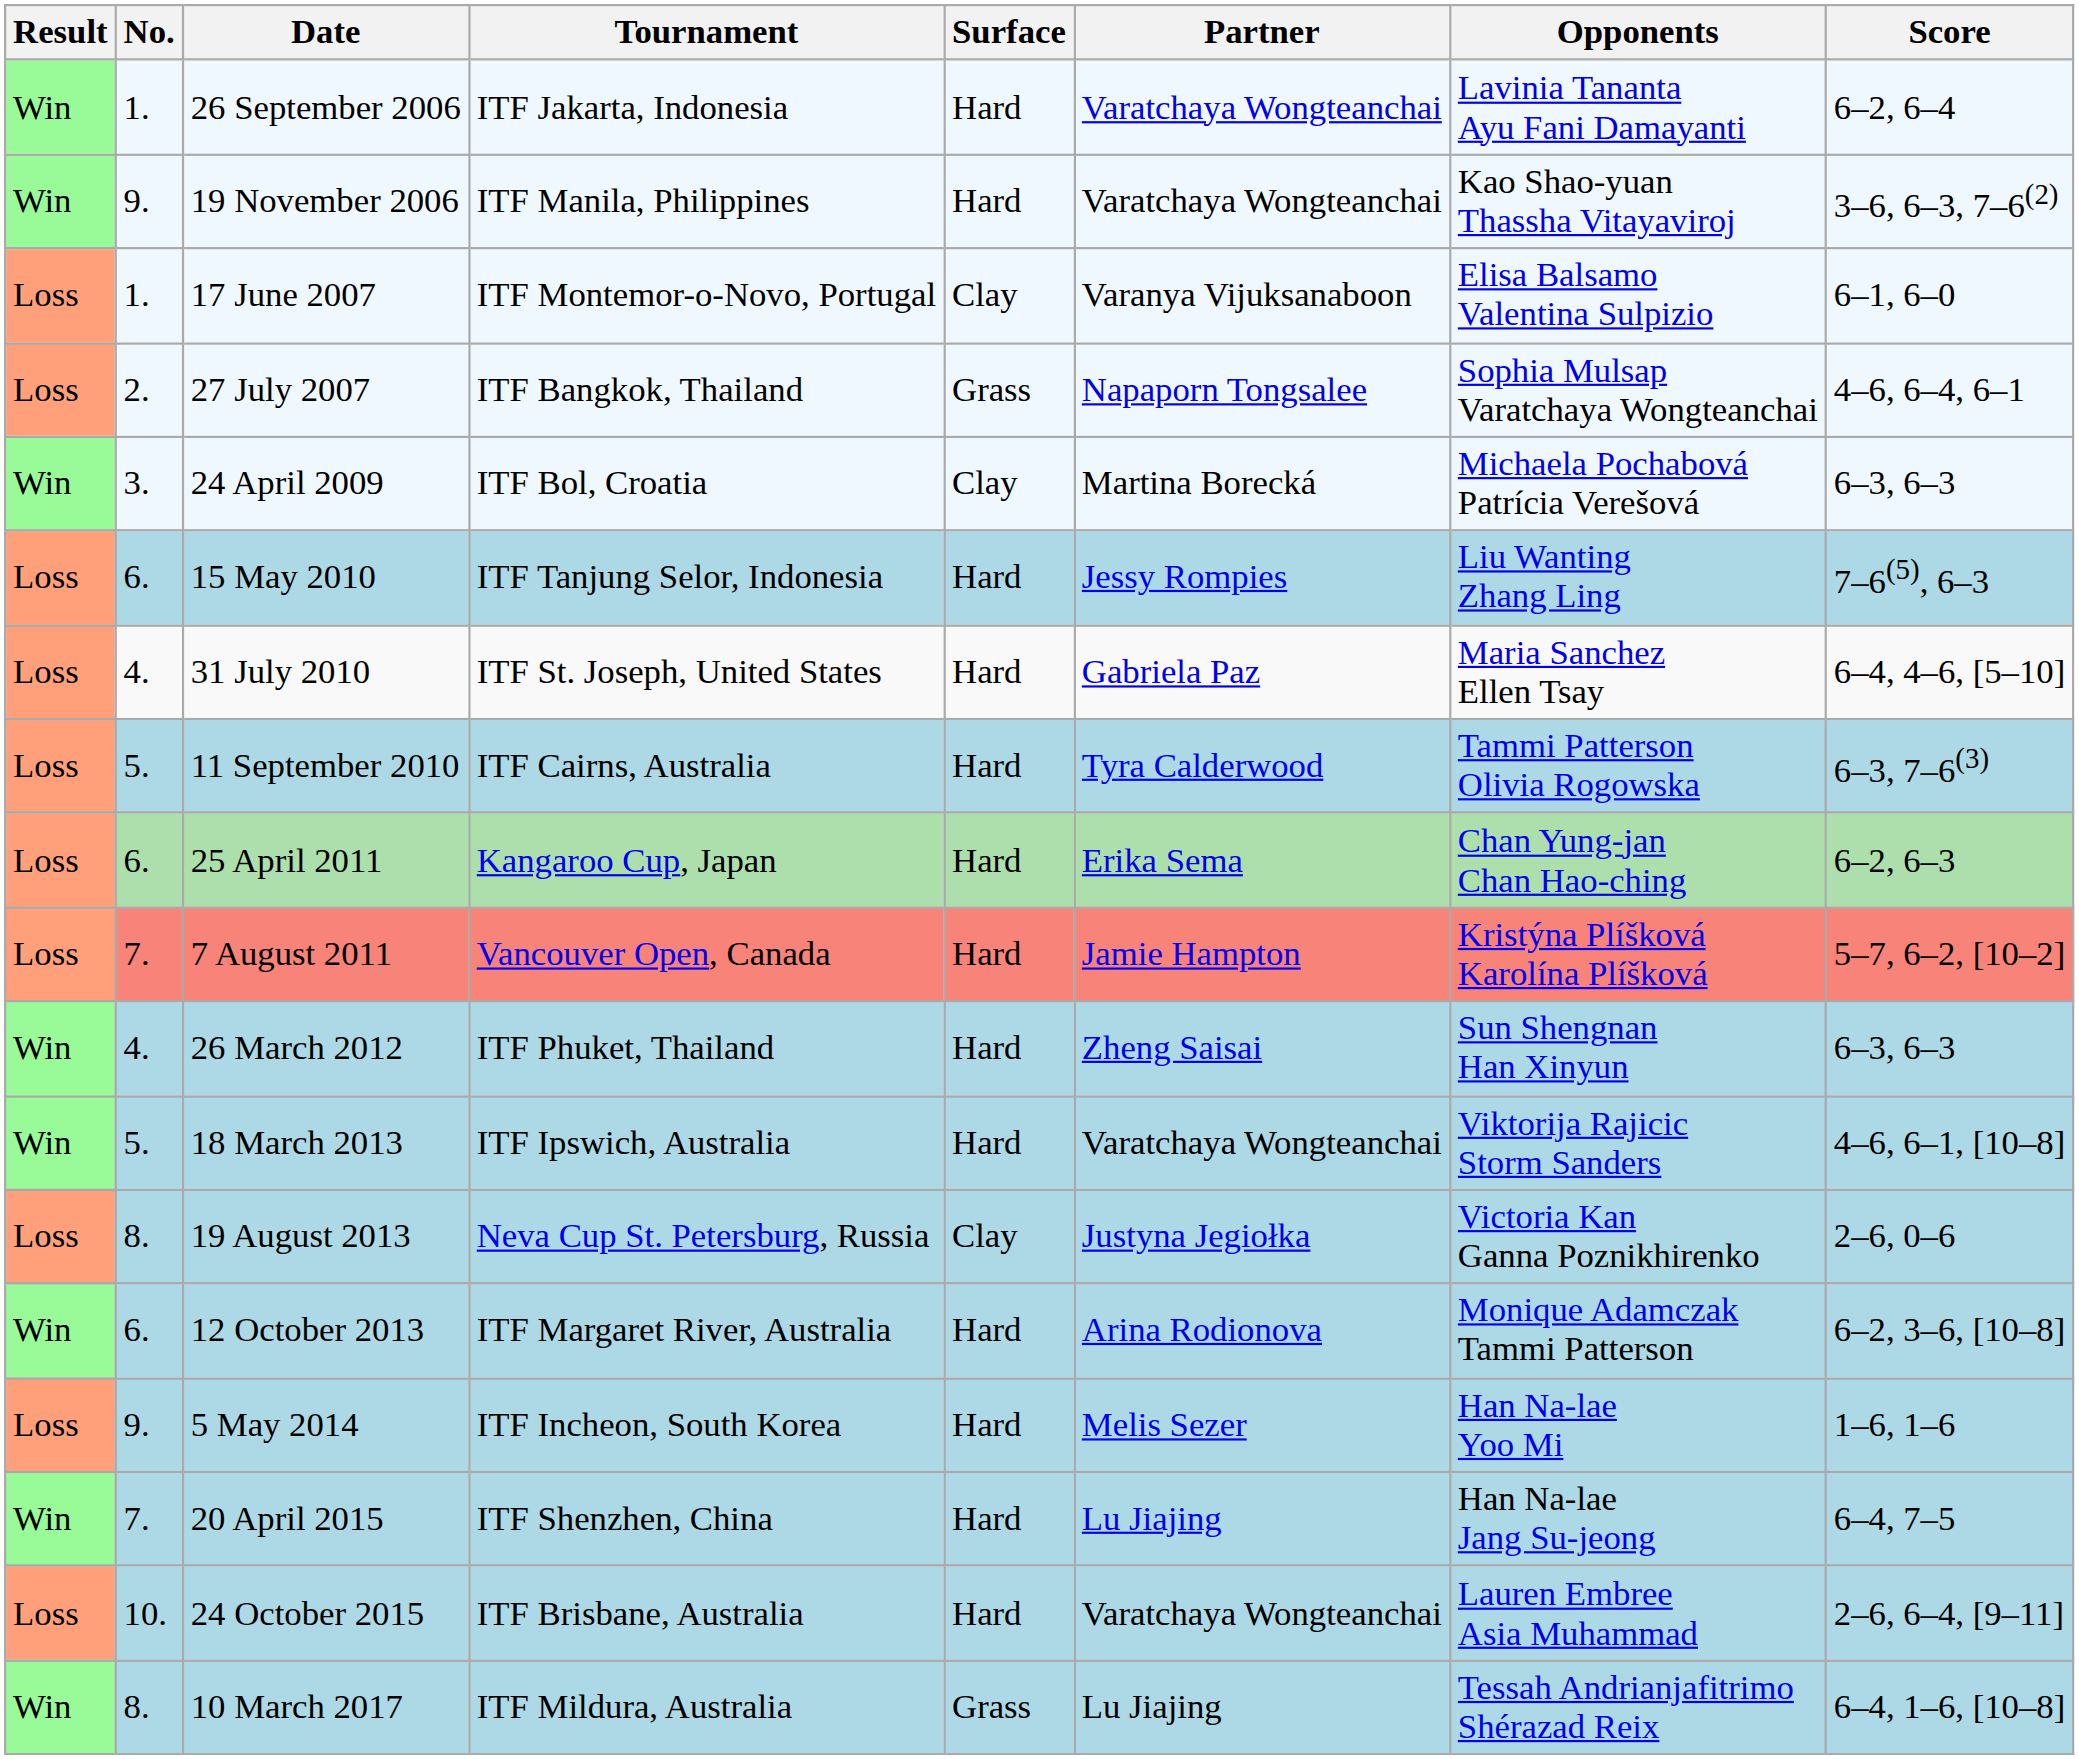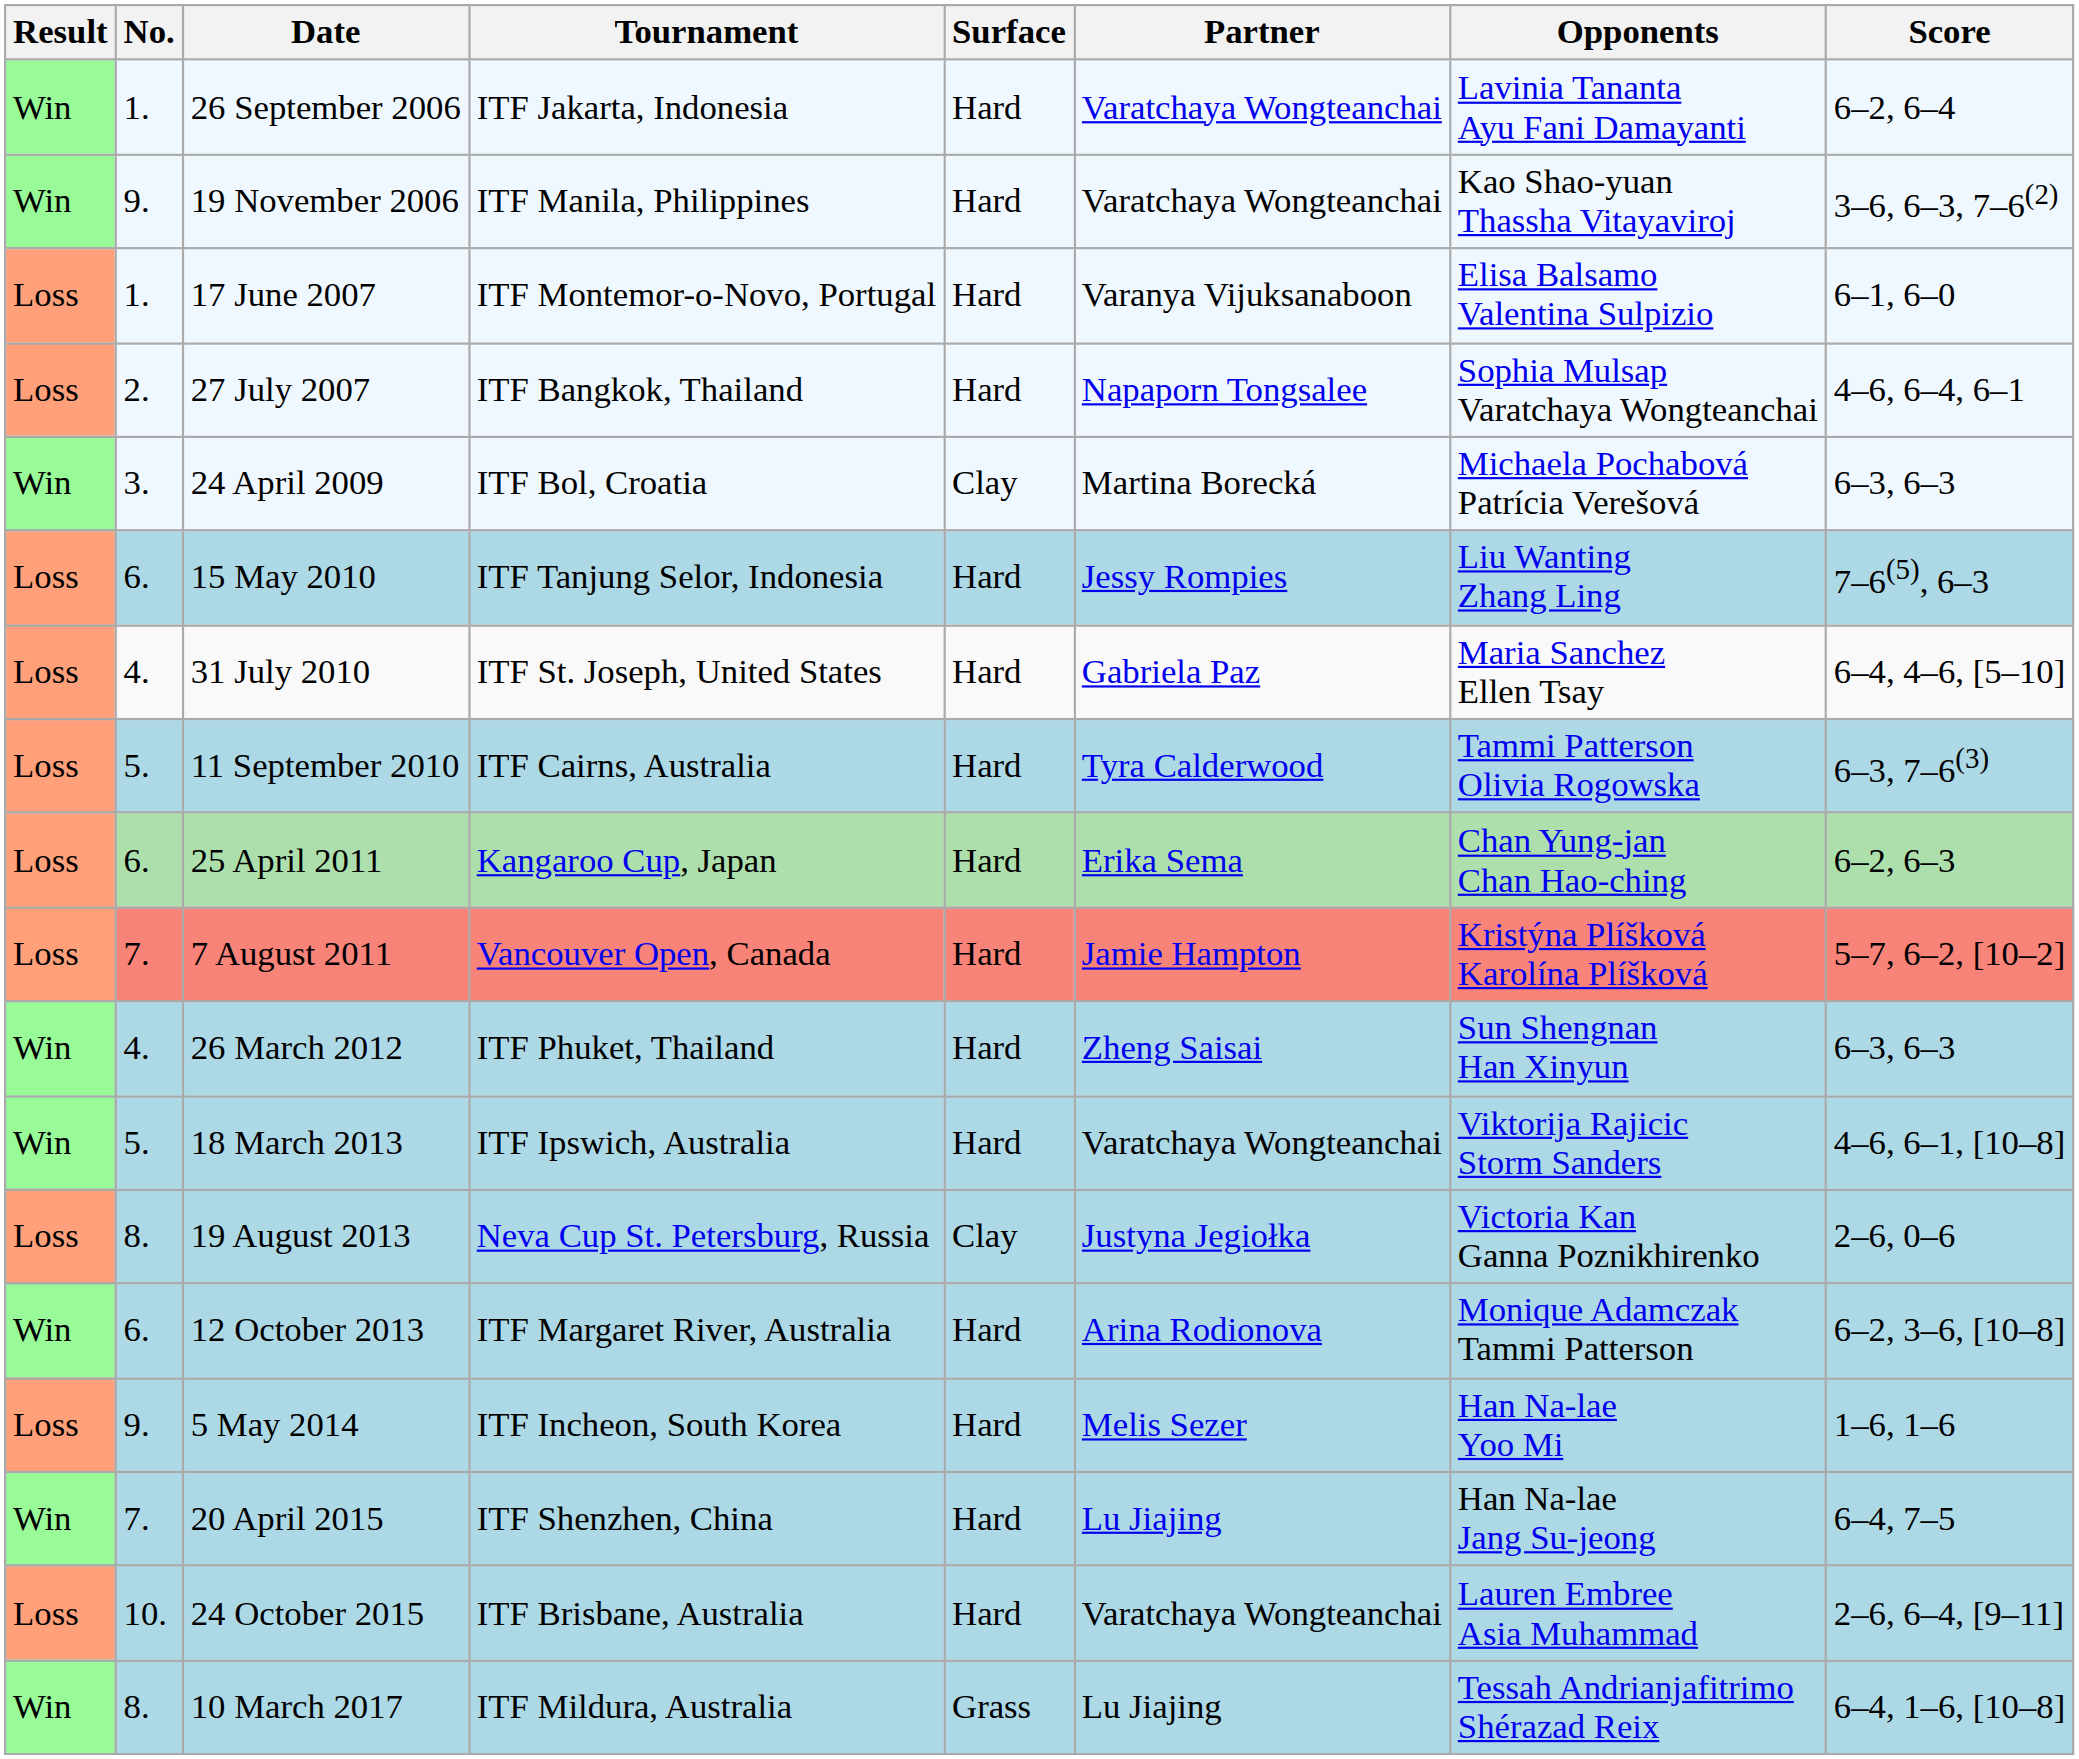(985, 294) Clay -> (987, 294) Hard
(992, 388) Grass -> (987, 388) Hard
